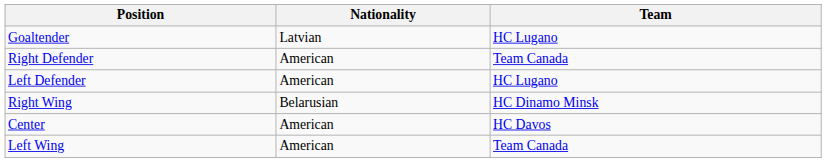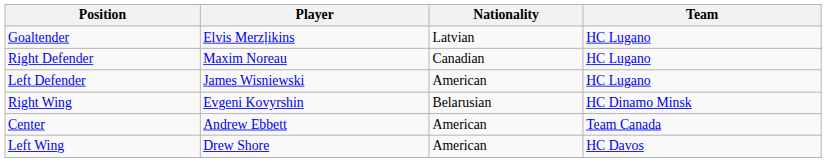+ column: (315, 15)
(307, 59) American -> (458, 59) Canadian
(531, 59) Team Canada -> (618, 59) HC Lugano
(522, 124) HC Davos -> (624, 124) Team Canada
(531, 146) Team Canada -> (615, 146) HC Davos
